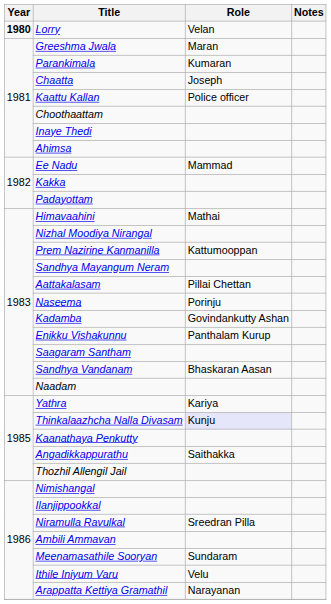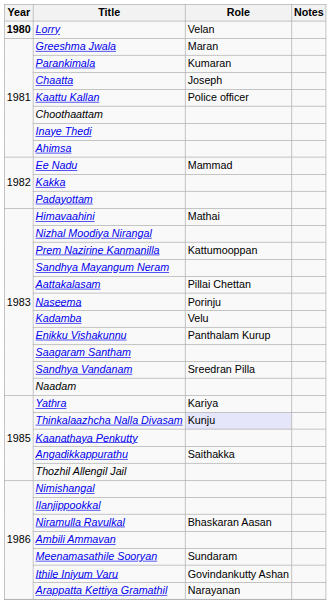(238, 319) Govindankutty Ashan -> (198, 319) Velu
(230, 370) Bhaskaran Aasan -> (221, 370) Sreedran Pilla
(221, 523) Sreedran Pilla -> (230, 523) Bhaskaran Aasan
(198, 574) Velu -> (238, 574) Govindankutty Ashan
